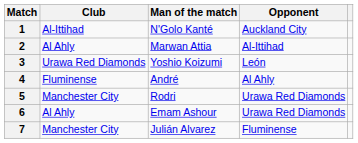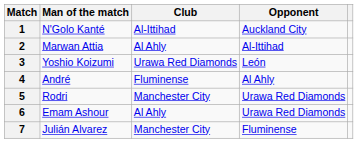columns swapped: (194, 12) <-> (94, 12)
